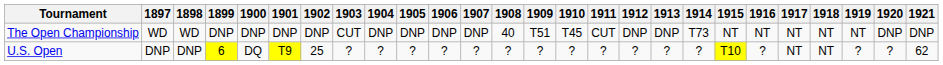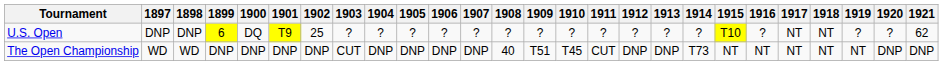rows swapped: (35, 51) <-> (73, 33)
